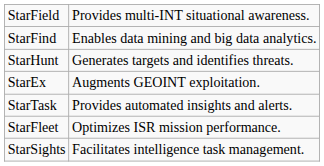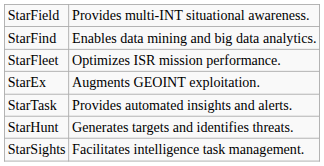rows swapped: (33, 60) <-> (33, 127)
